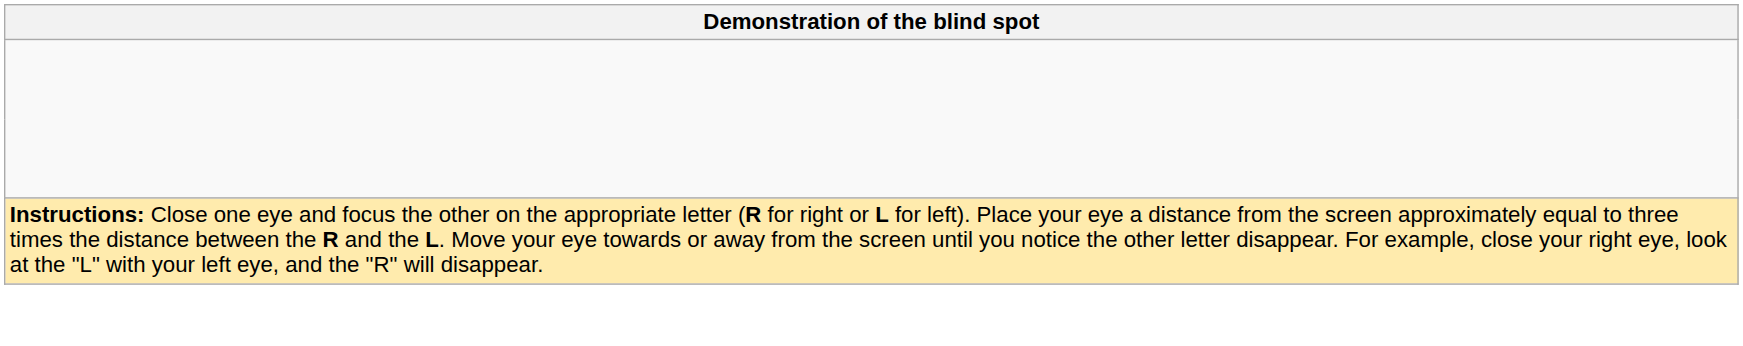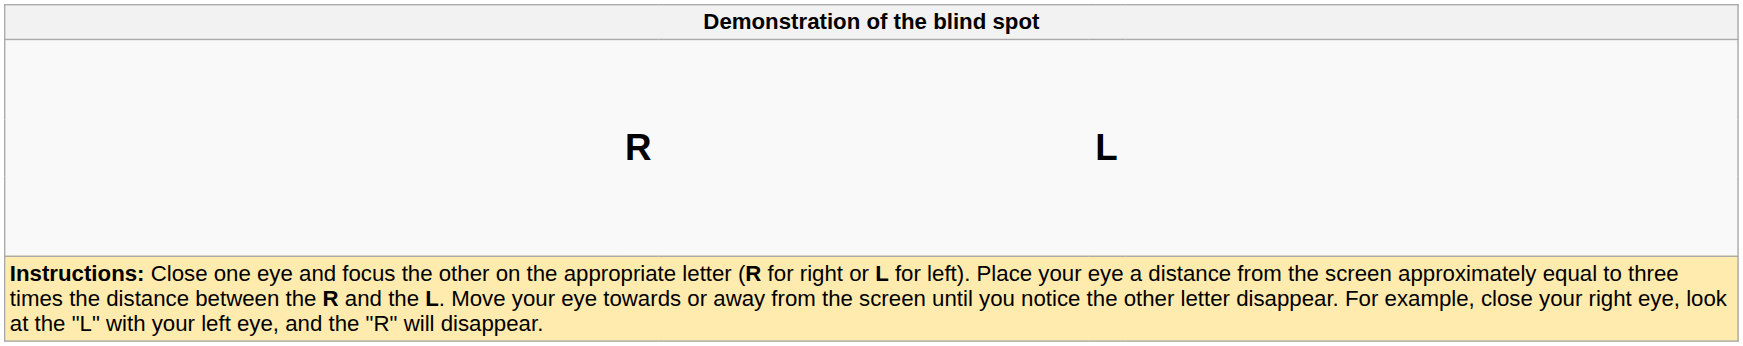+ row: (638, 147)
